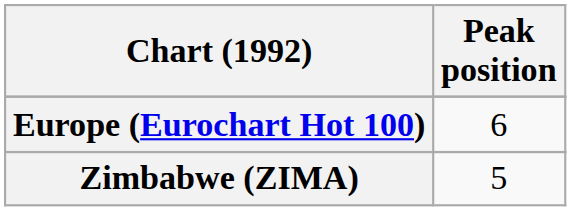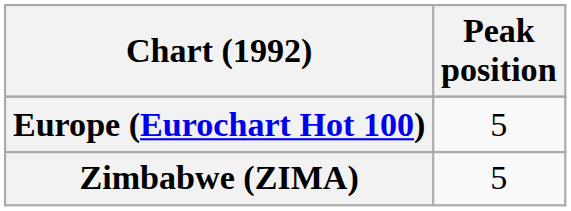(499, 123) 6 -> (499, 123) 5
